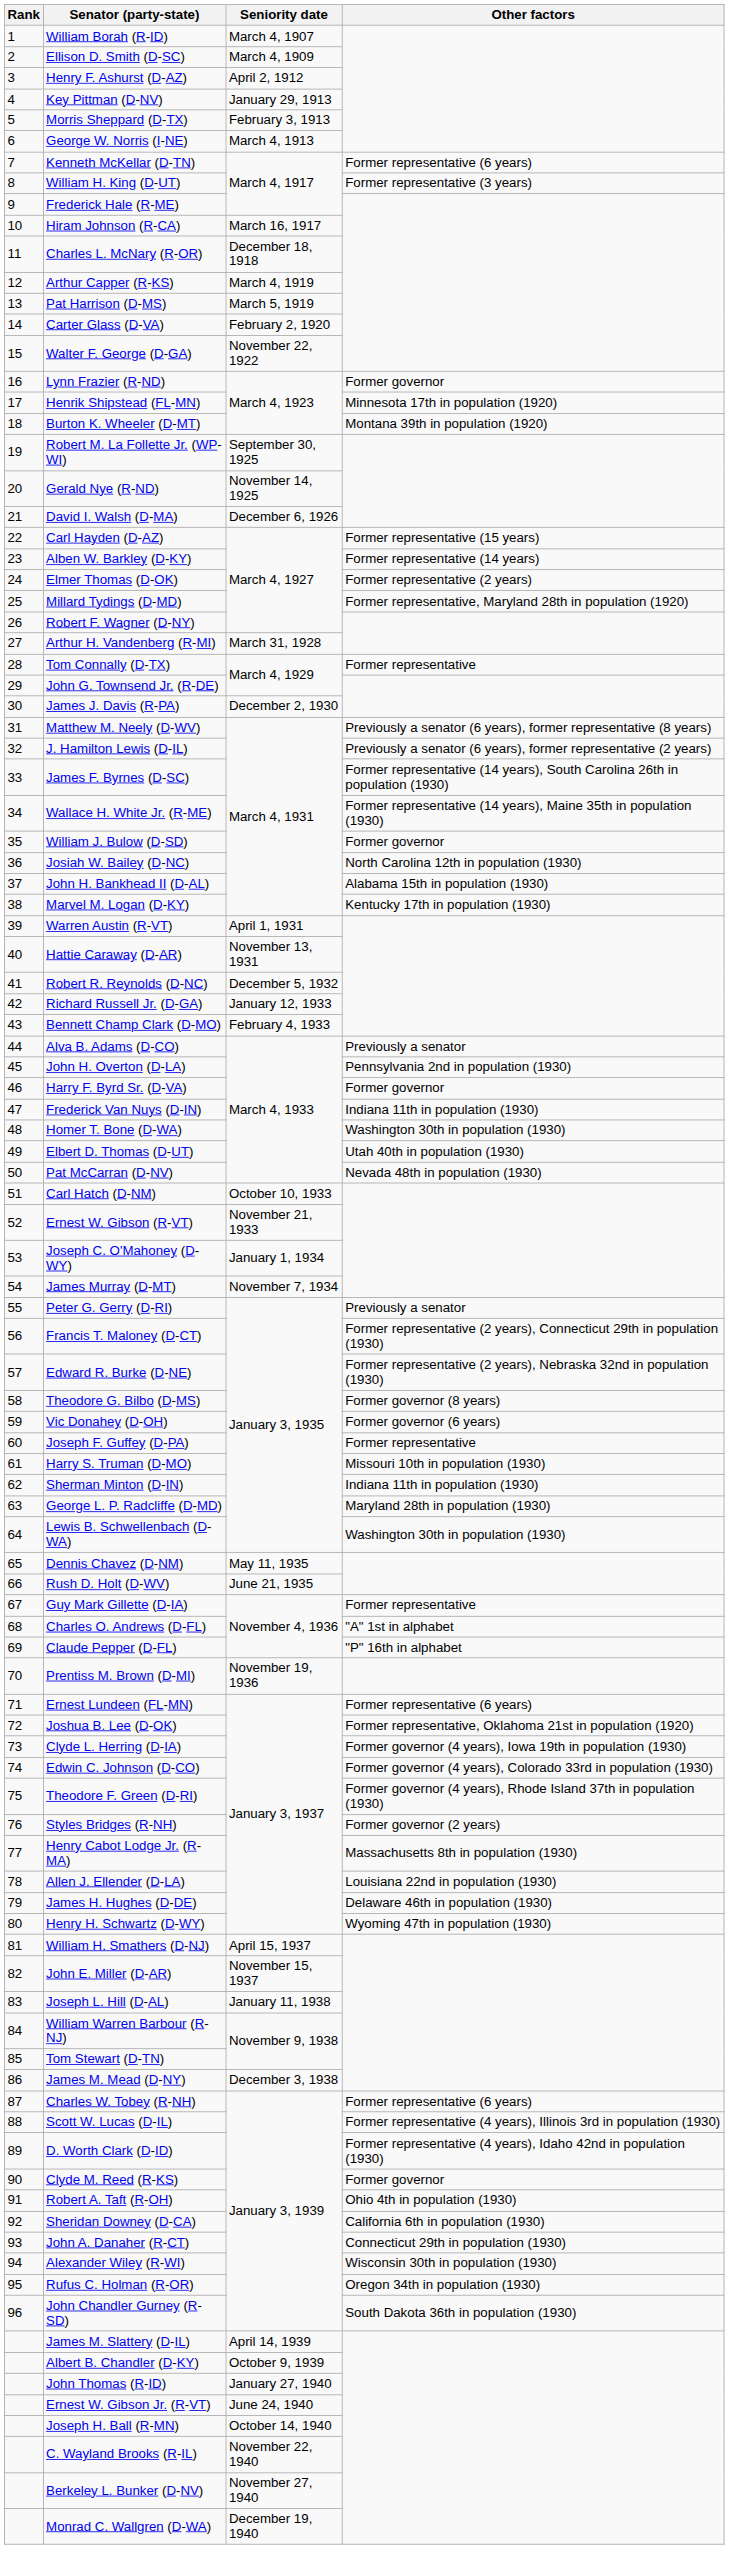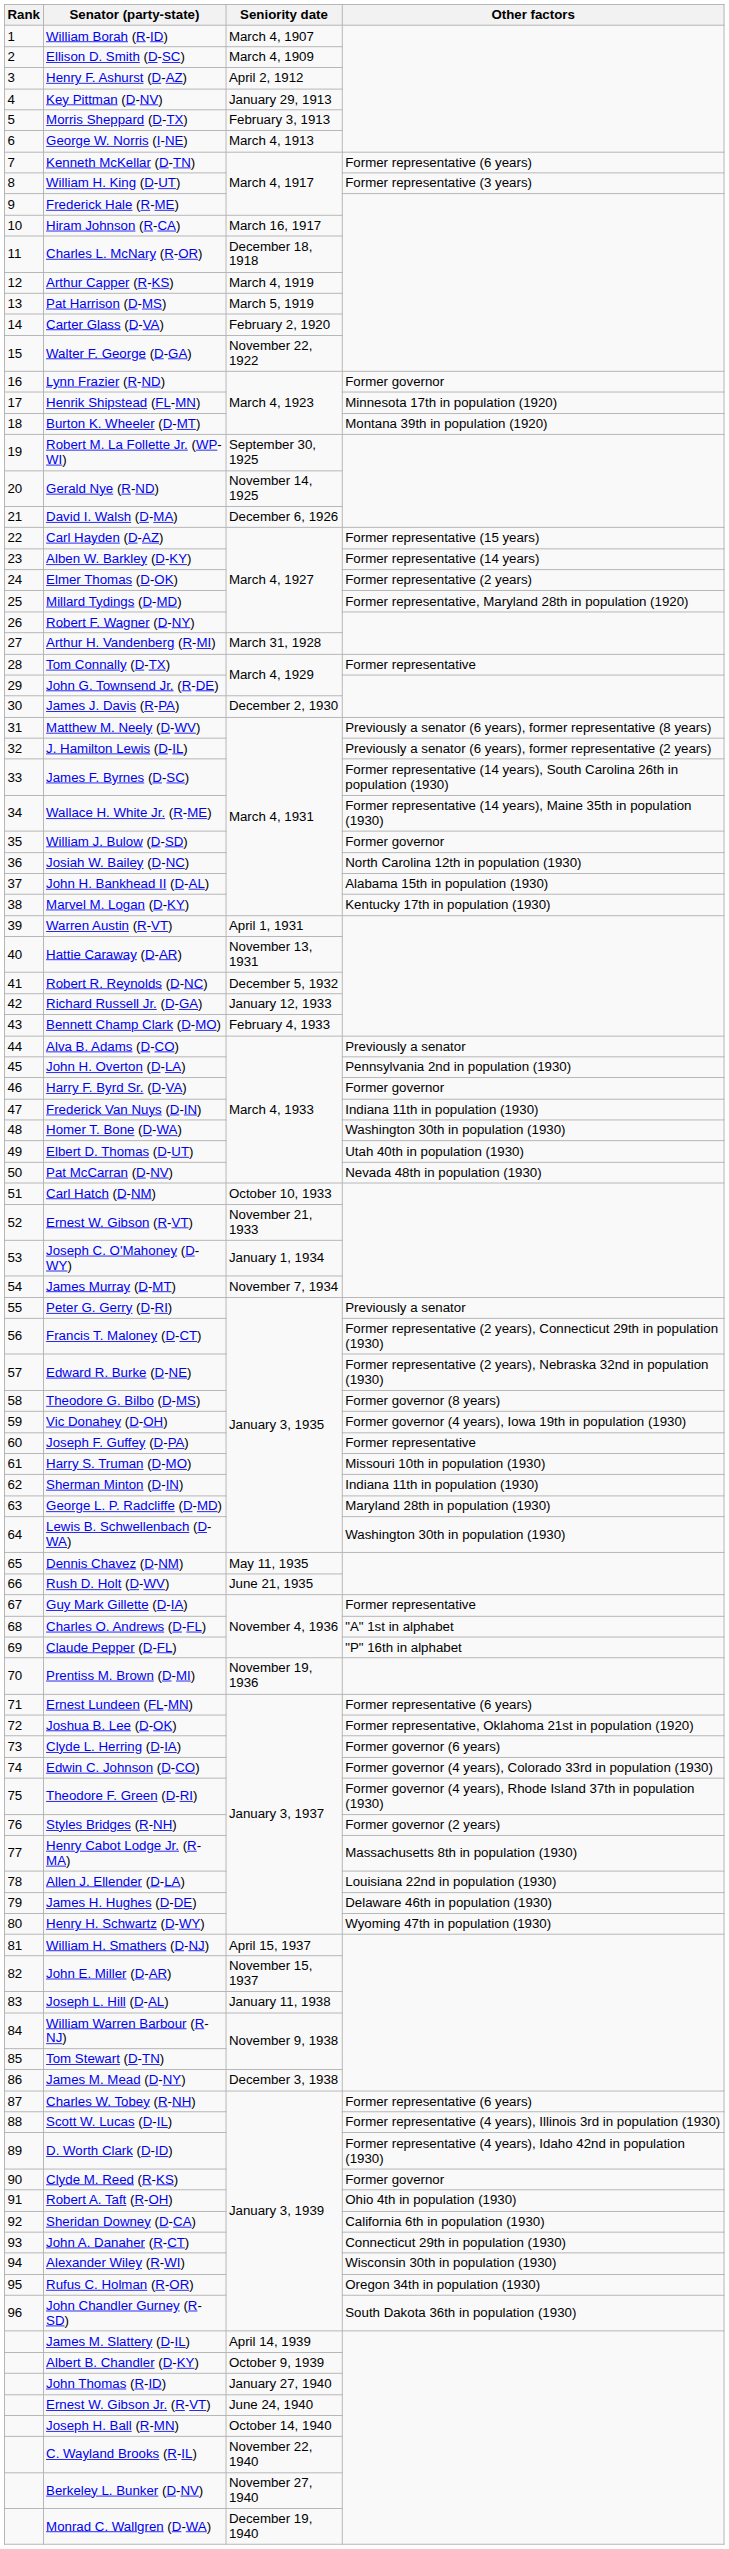(423, 1421) Former governor (6 years) -> (516, 1421) Former governor (4 years), Iowa 19th in population (1930)
(516, 1746) Former governor (4 years), Iowa 19th in population (1930) -> (423, 1746) Former governor (6 years)
